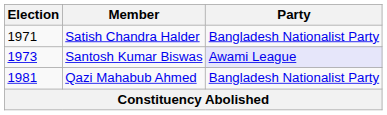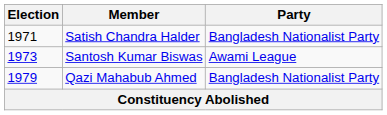(252, 57) lavender background -> (252, 57) no background
(22, 78) 1981 -> (22, 78) 1979
